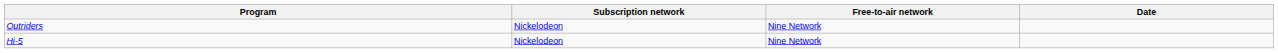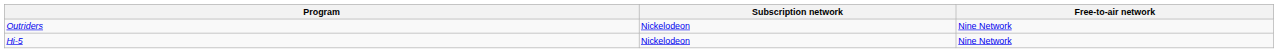- column: (1147, 11)
